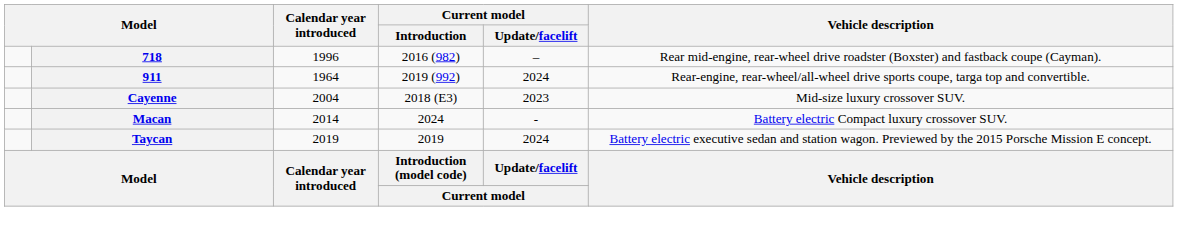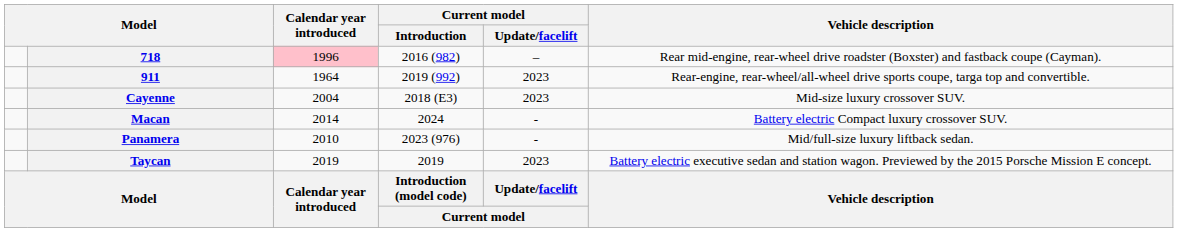(326, 56) no background -> (326, 56) pink background
(536, 77) 2024 -> (536, 77) 2023
+ row: (150, 139)
(536, 139) 2024 -> (536, 160) 2023
